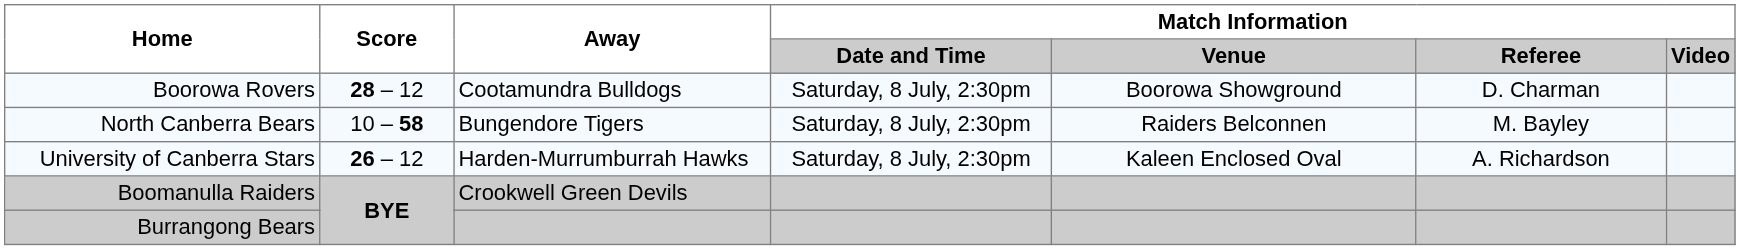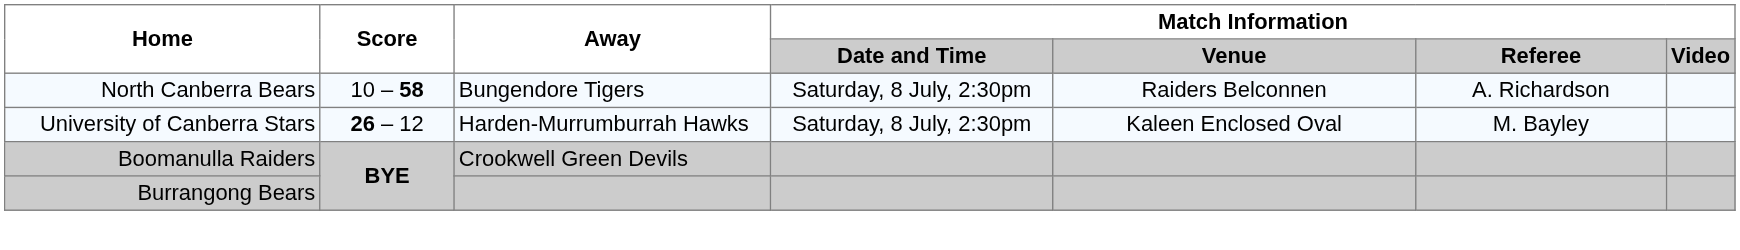- row: (234, 90)
(1541, 124) M. Bayley -> (1541, 90) A. Richardson
(1541, 158) A. Richardson -> (1541, 124) M. Bayley
